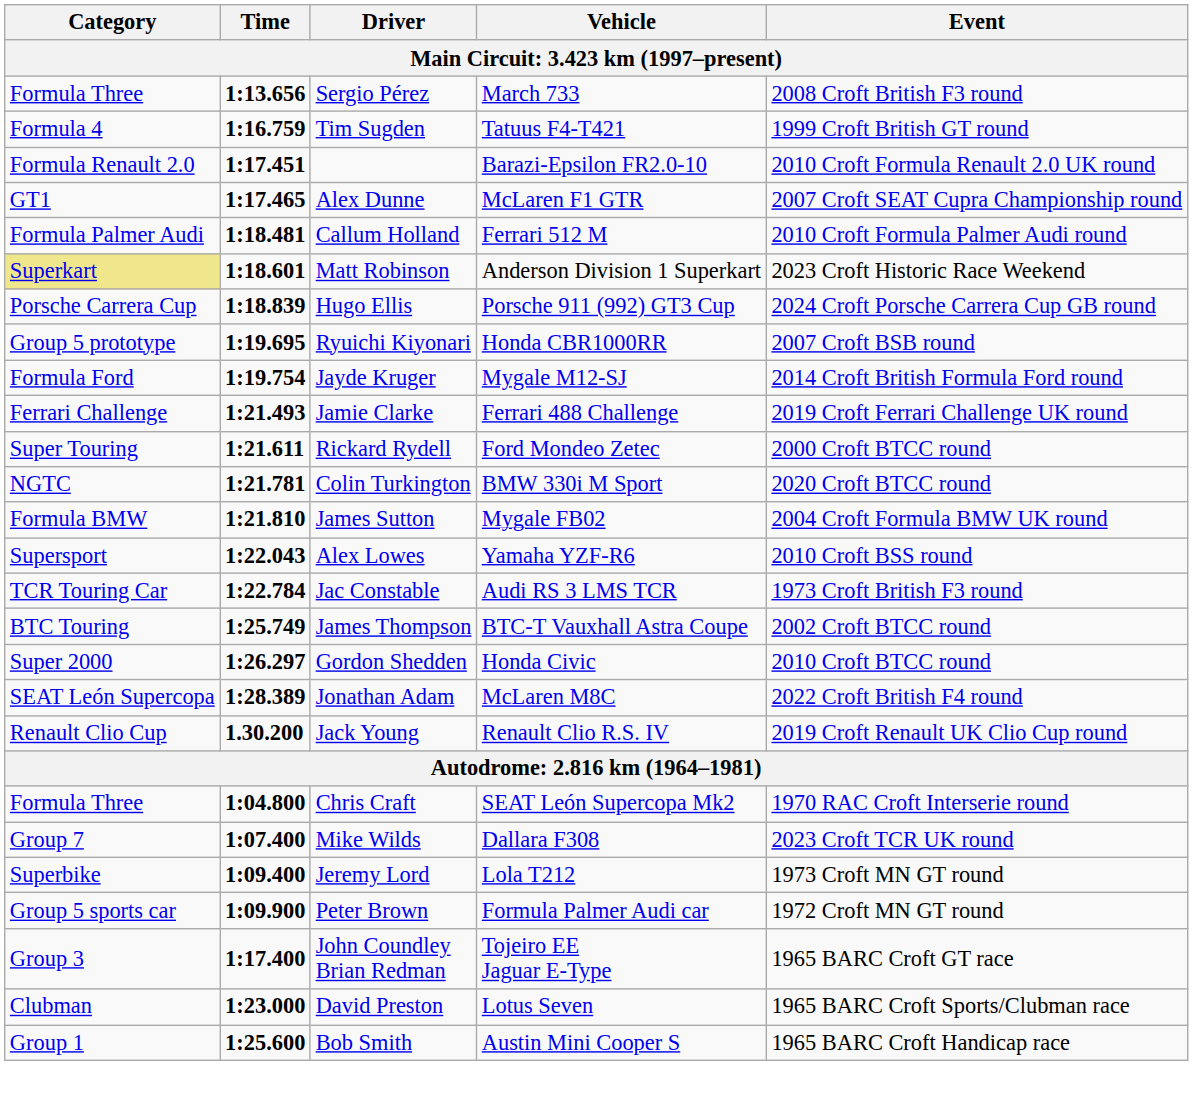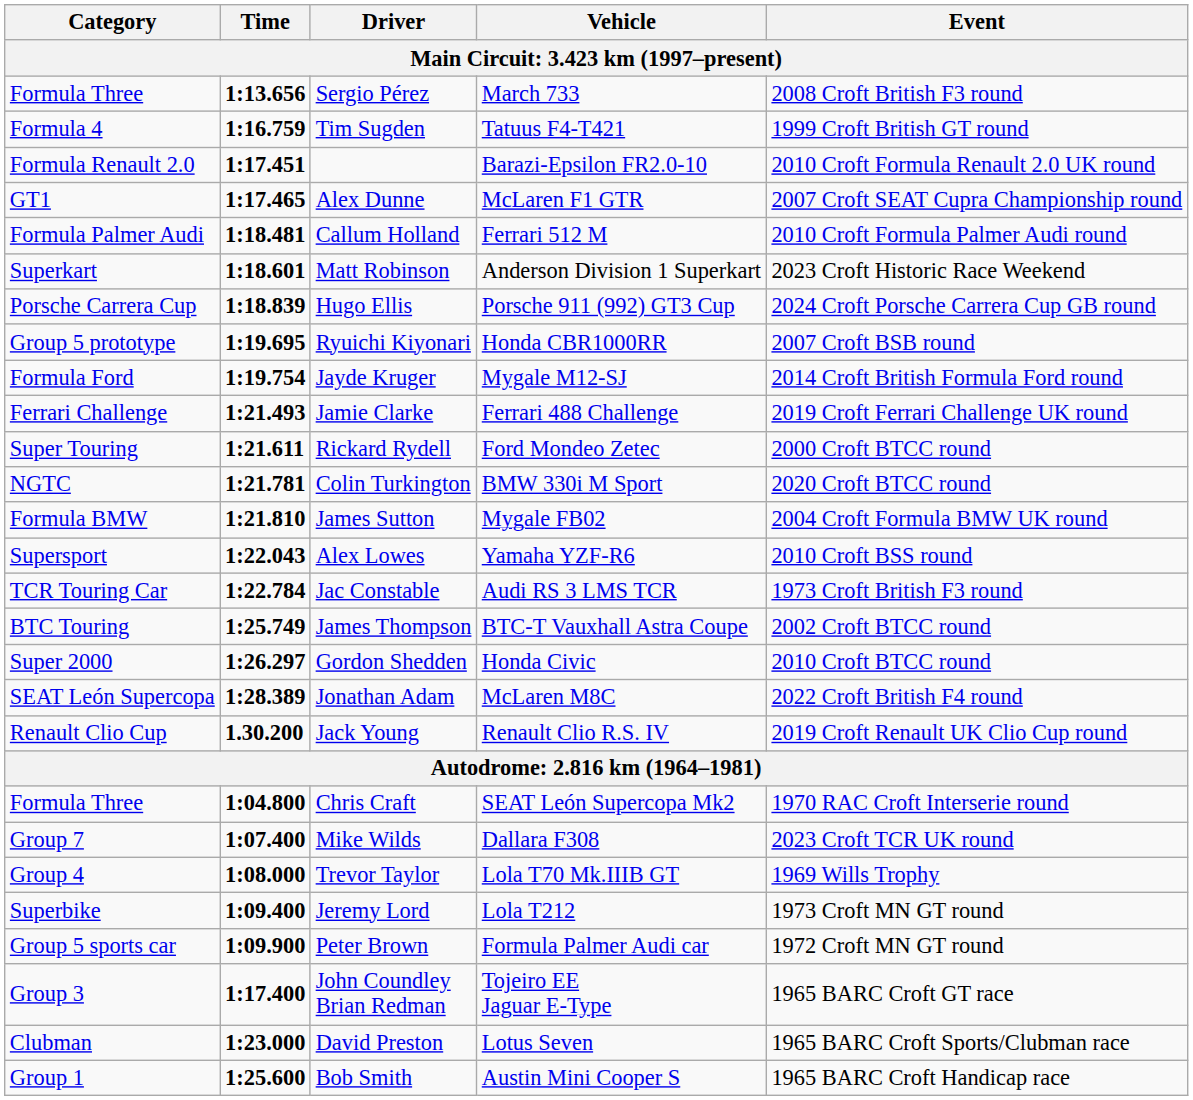(53, 270) khaki background -> (53, 270) no background
+ row: (377, 874)
